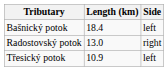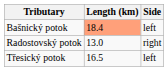(95, 27) no background -> (95, 27) lightsalmon background
(95, 58) 10.9 -> (95, 58) 16.5
